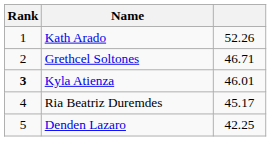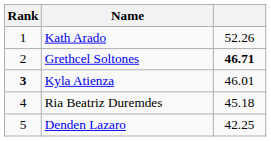(239, 59) normal -> (239, 59) bold
(239, 103) 45.17 -> (239, 103) 45.18
